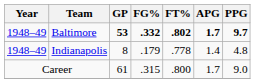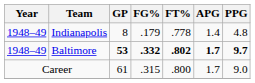rows swapped: (79, 51) <-> (74, 32)
